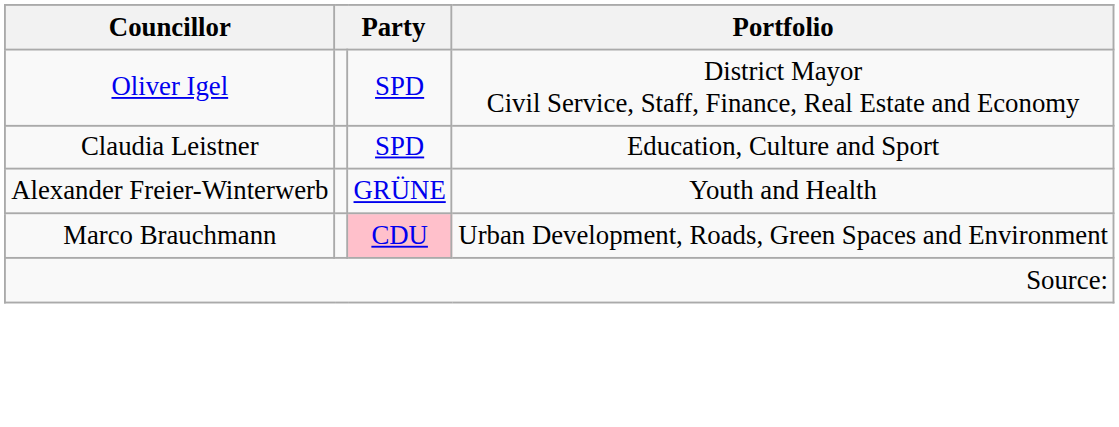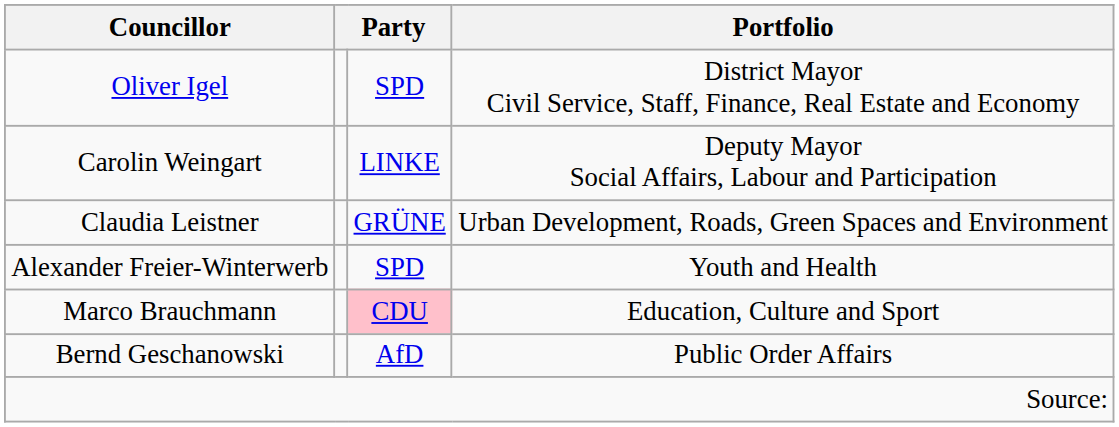+ row: (170, 162)
(400, 146) SPD -> (400, 222) GRÜNE
(783, 146) Education, Culture and Sport -> (783, 222) Urban Development, Roads, Green Spaces and Environment
(400, 191) GRÜNE -> (400, 266) SPD
(783, 235) Urban Development, Roads, Green Spaces and Environment -> (783, 311) Education, Culture and Sport
+ row: (170, 355)
